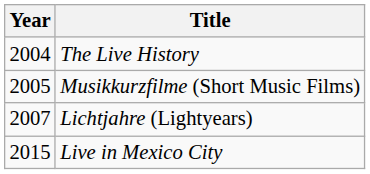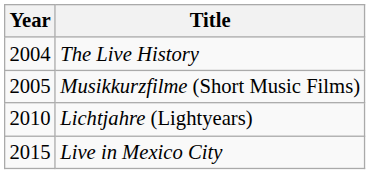(30, 119) 2007 -> (30, 119) 2010
